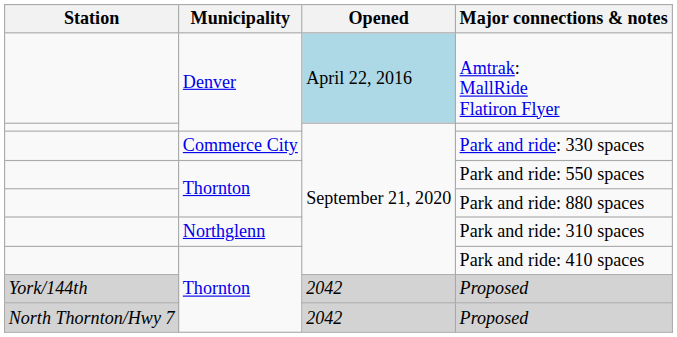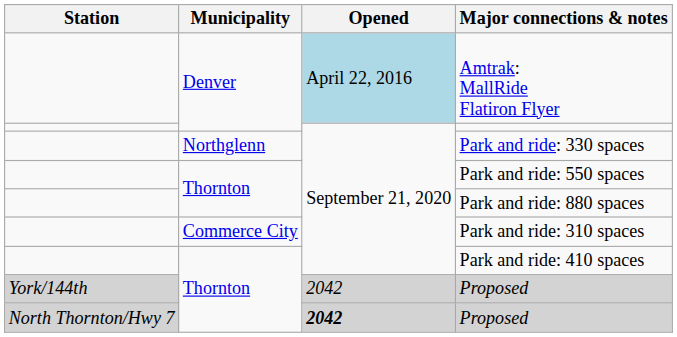(240, 145) Commerce City -> (224, 145) Northglenn
(224, 231) Northglenn -> (240, 231) Commerce City
(324, 317) normal -> (324, 317) bold
